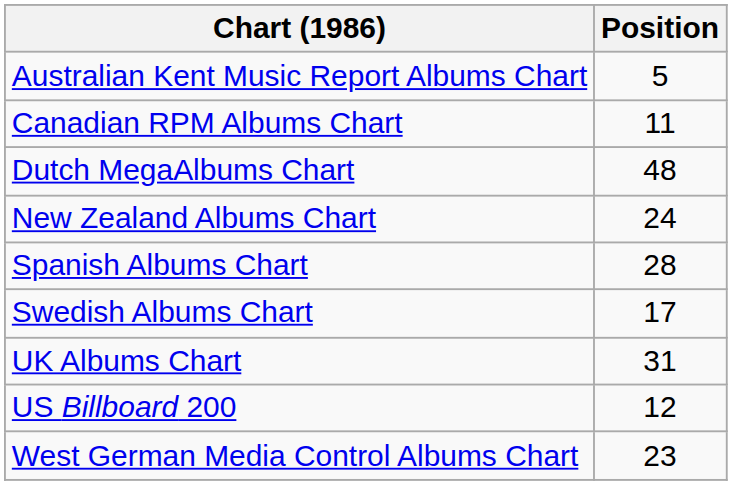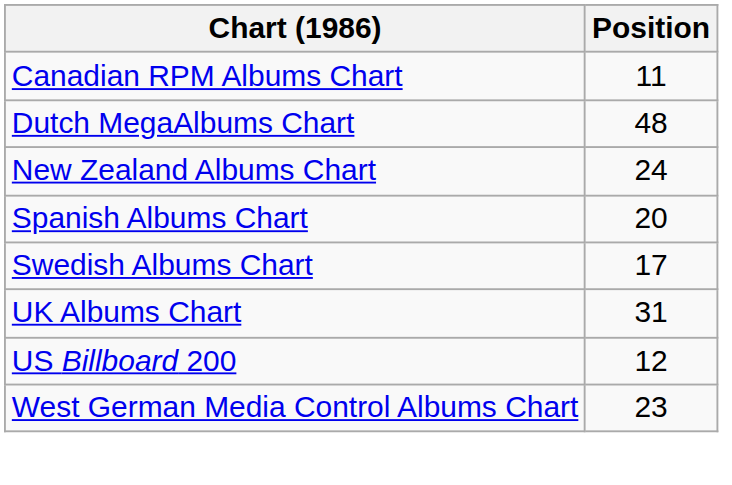- row: (300, 75)
(660, 265) 28 -> (651, 218) 20
